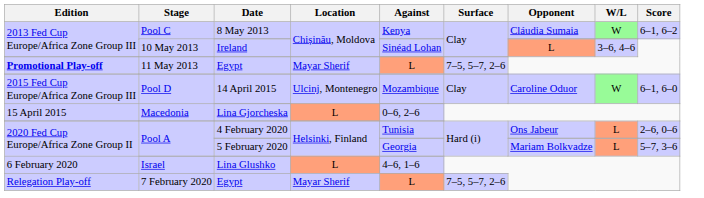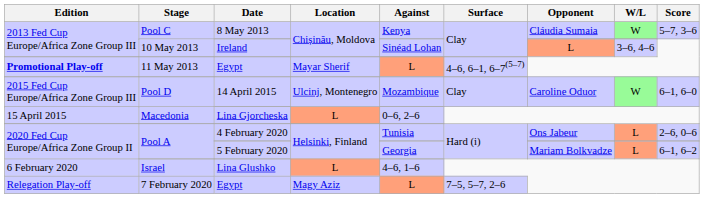(659, 30) 6–1, 6–2 -> (678, 30) 5–7, 3–6
(476, 64) 7–5, 5–7, 2–6 -> (485, 66) 4–6, 6–1, 6–7(5–7)
(659, 146) 5–7, 3–6 -> (678, 149) 6–1, 6–2
(321, 181) Mayar Sherif -> (316, 184) Magy Aziz
